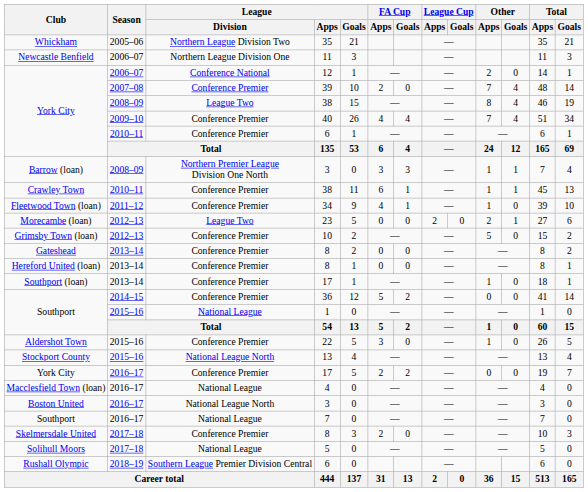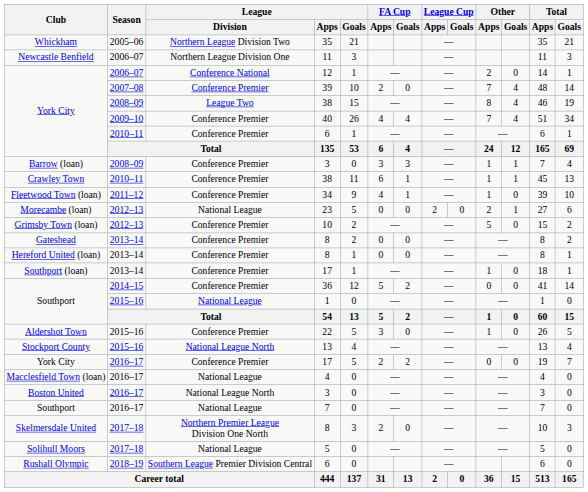(230, 169) Northern Premier League Division One North -> (230, 164) Conference Premier
(230, 220) League Two -> (230, 210) National League
(230, 433) Conference Premier -> (230, 428) Northern Premier League Division One North
